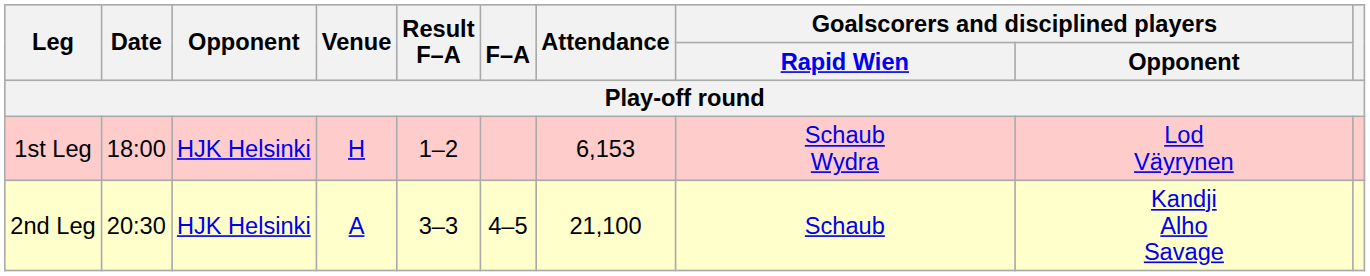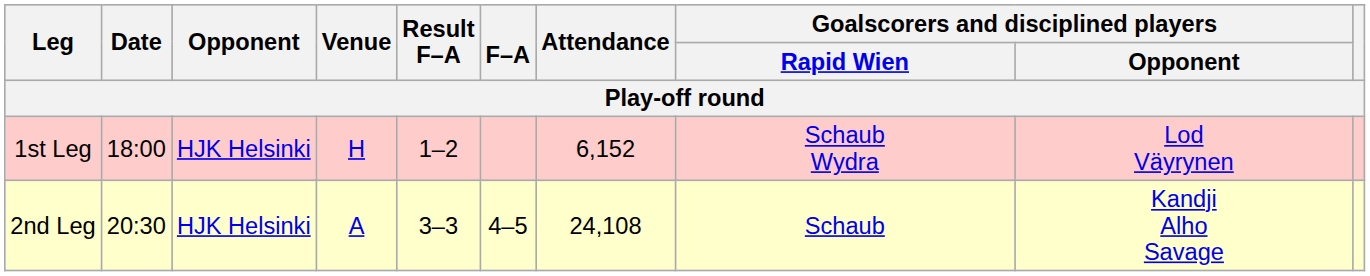(605, 149) 6,153 -> (605, 149) 6,152
(605, 226) 21,100 -> (605, 226) 24,108
